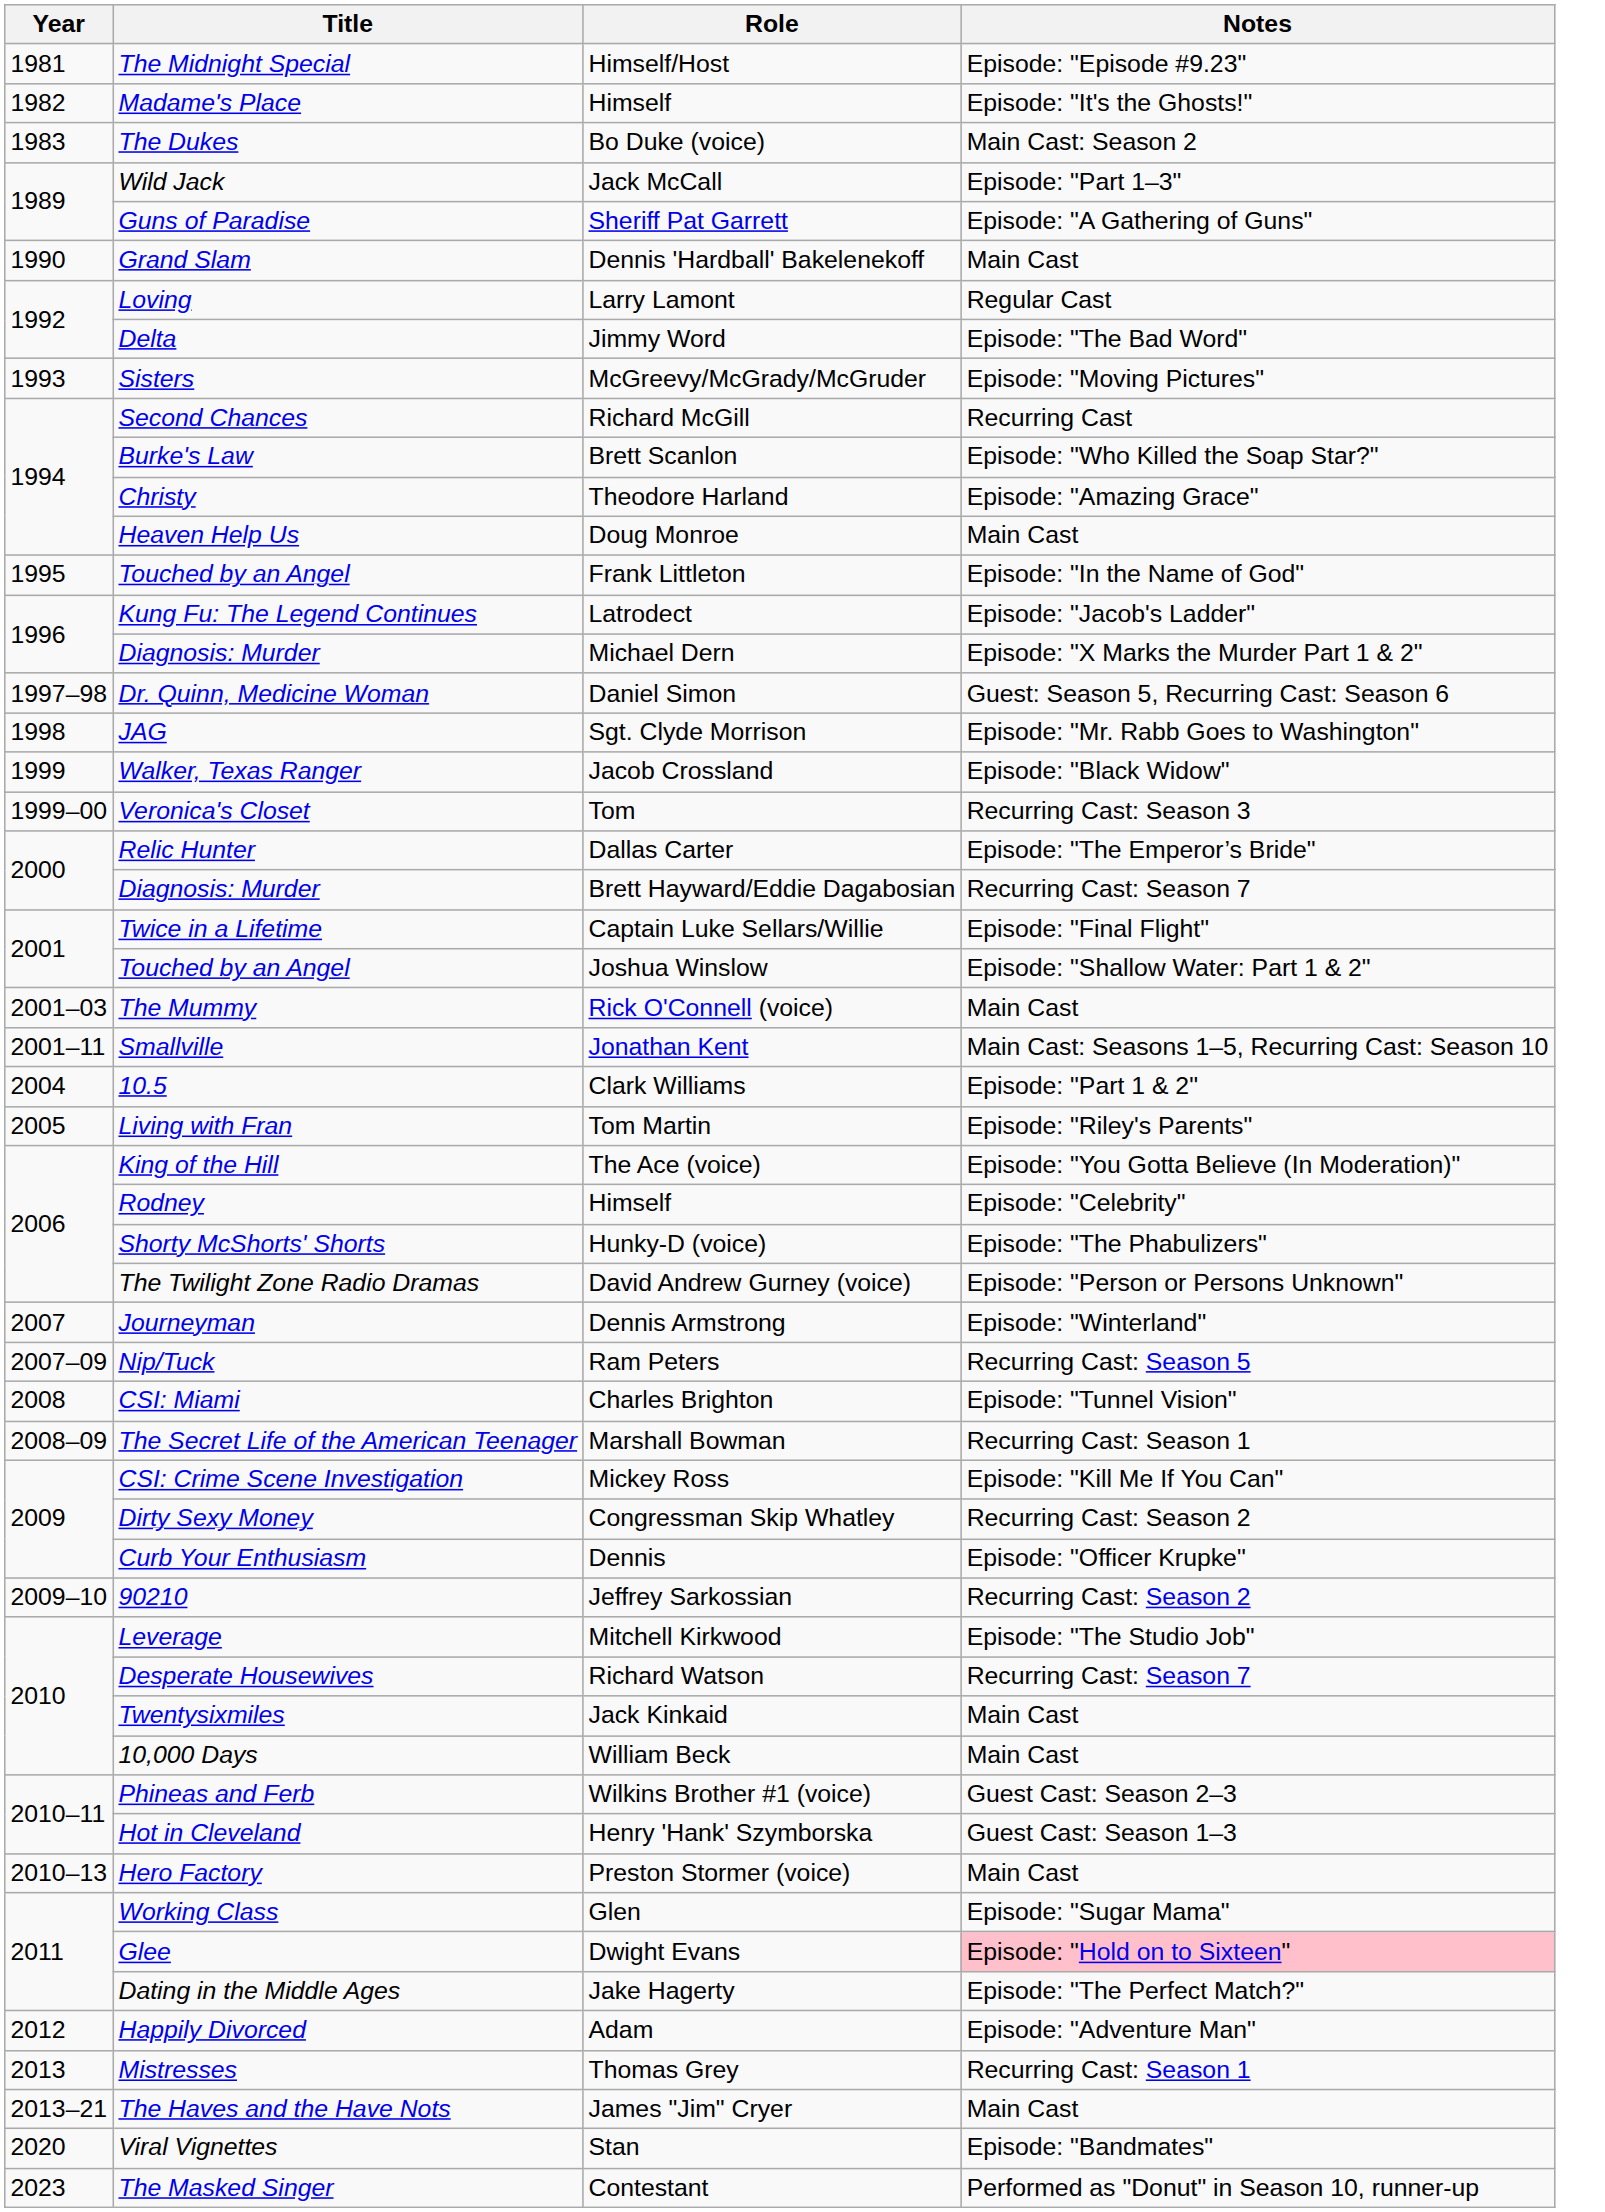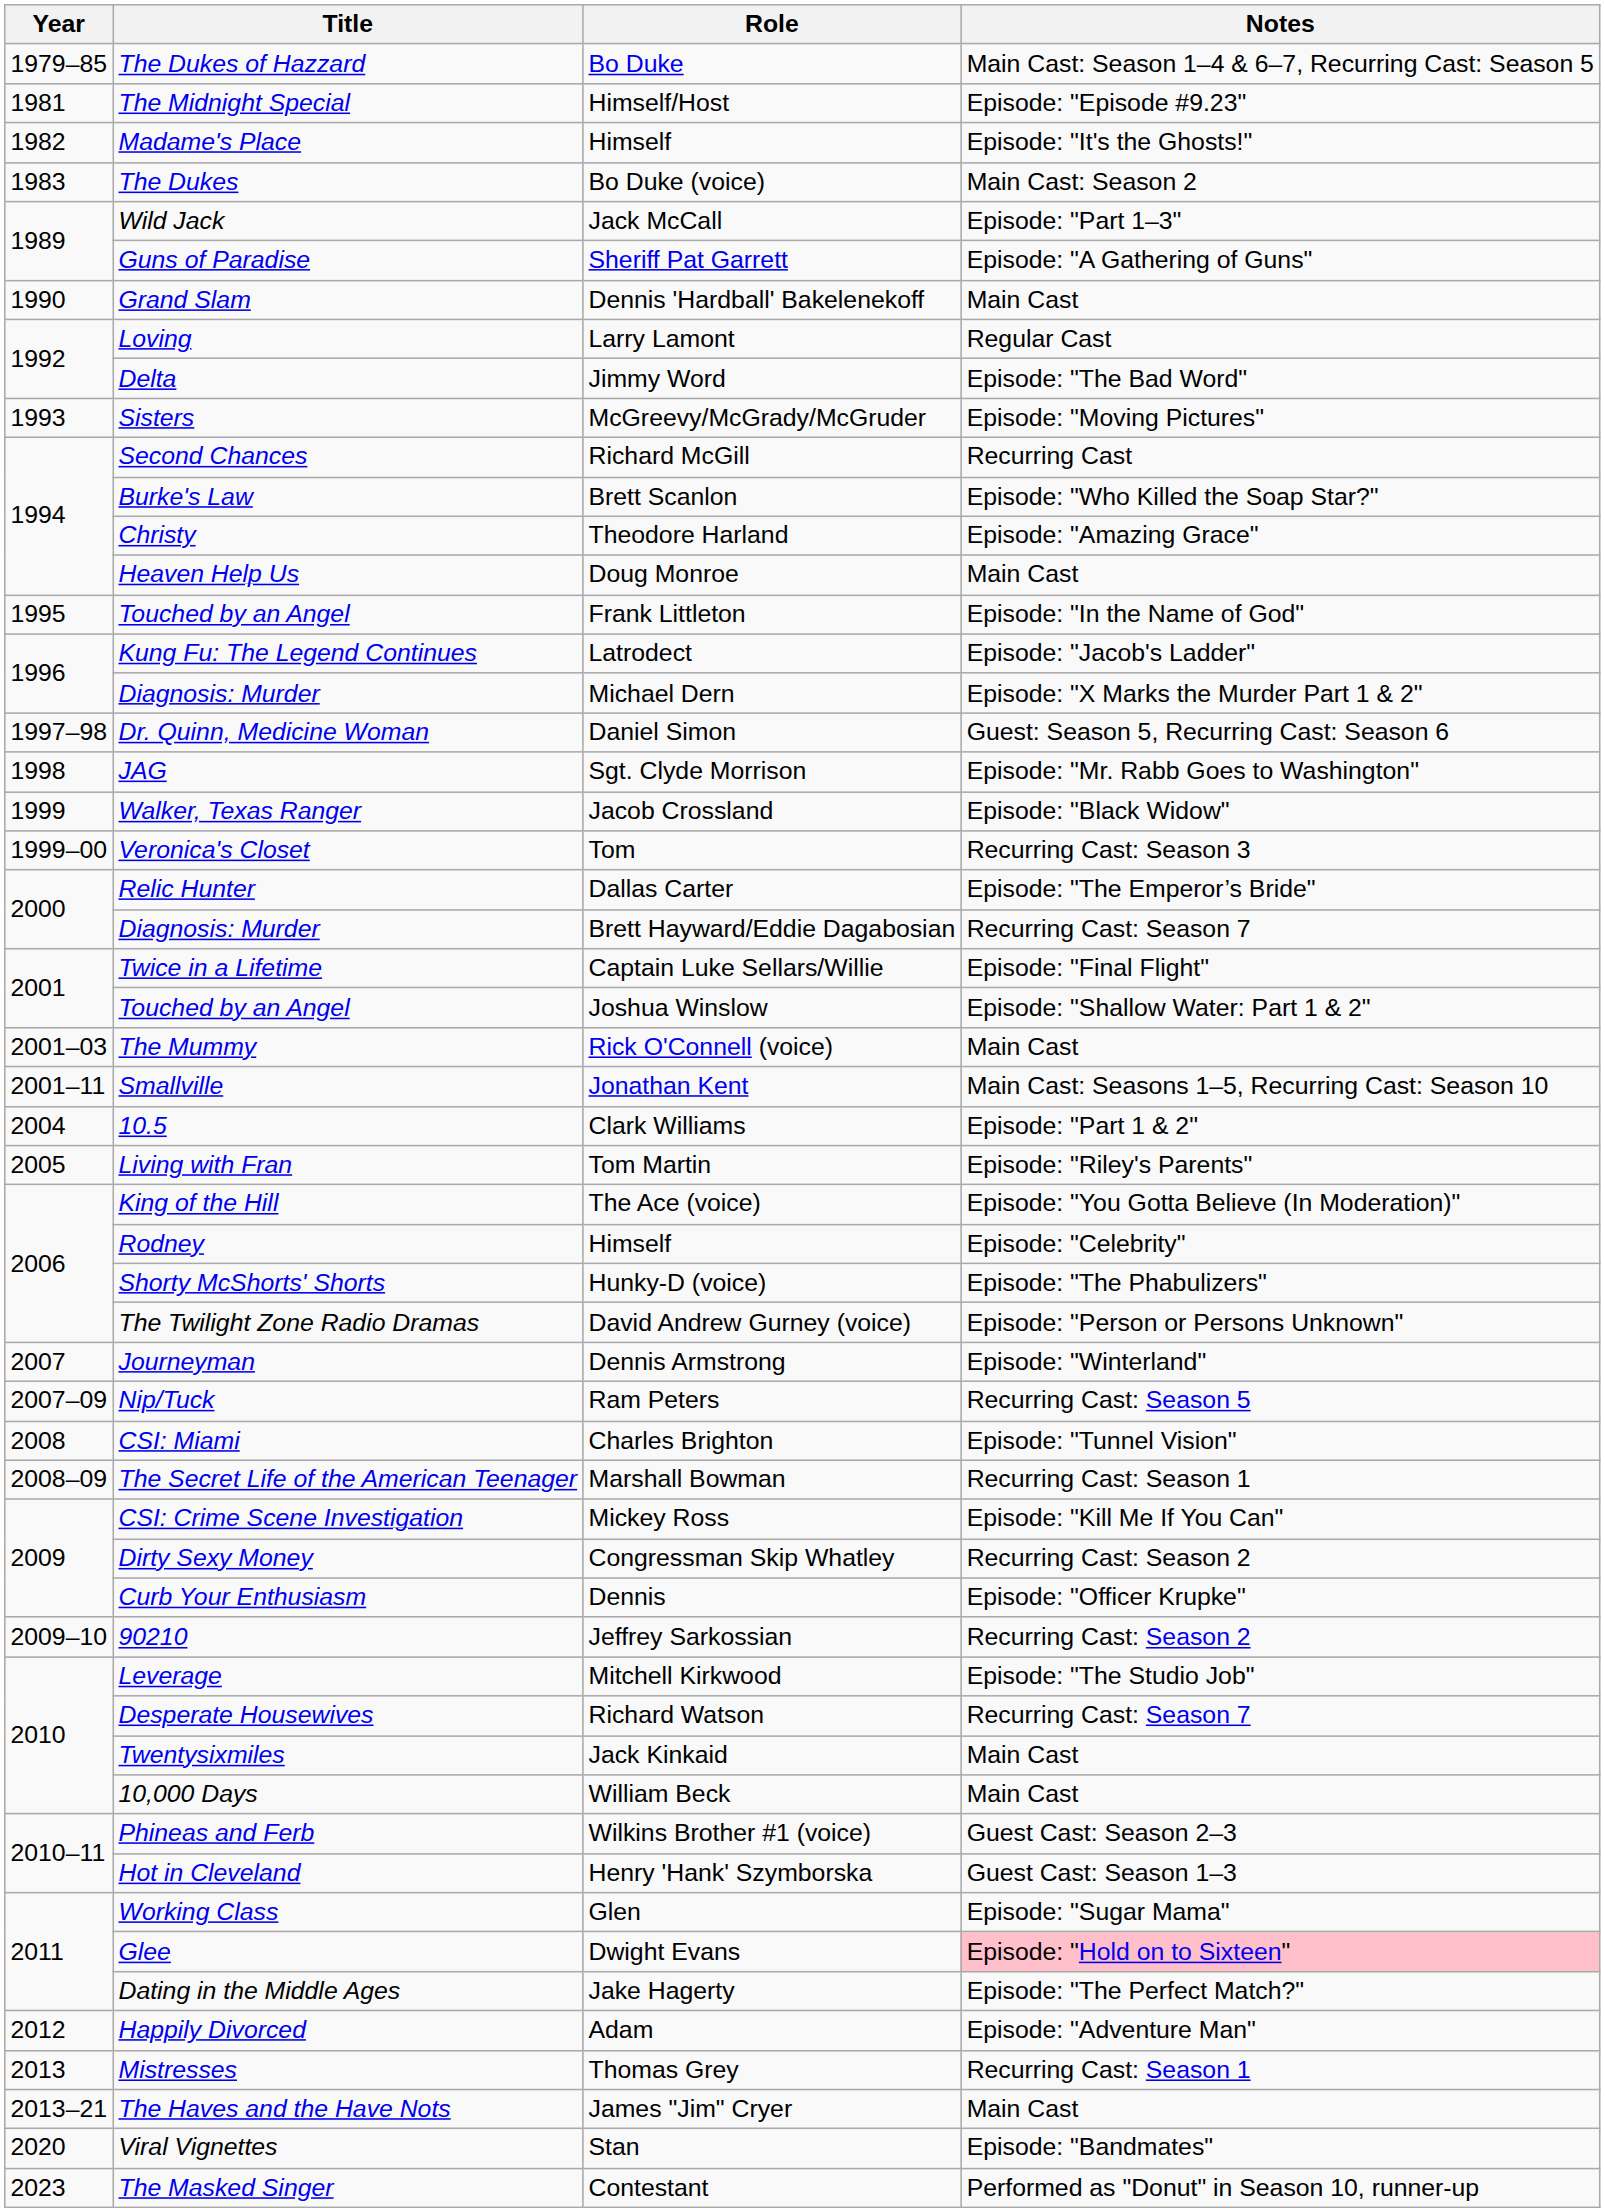+ row: (242, 63)
- row: (190, 1872)
